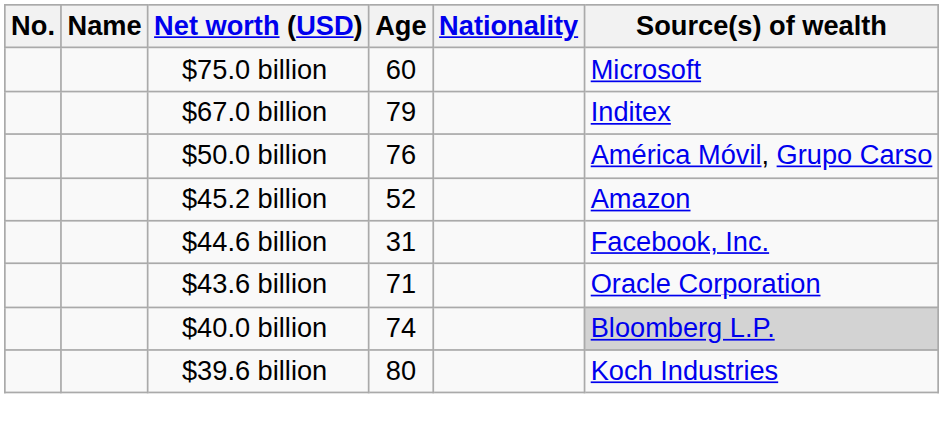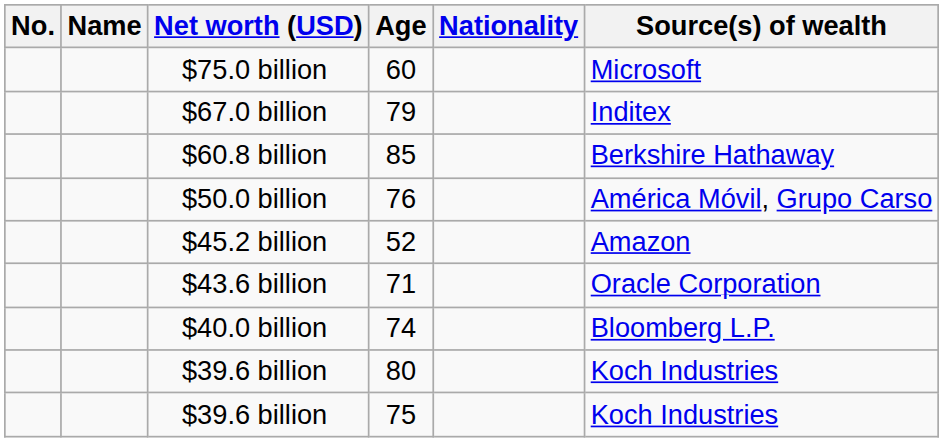+ row: (258, 155)
- row: (258, 241)
(683, 328) lightgrey background -> (683, 328) no background
+ row: (258, 414)
